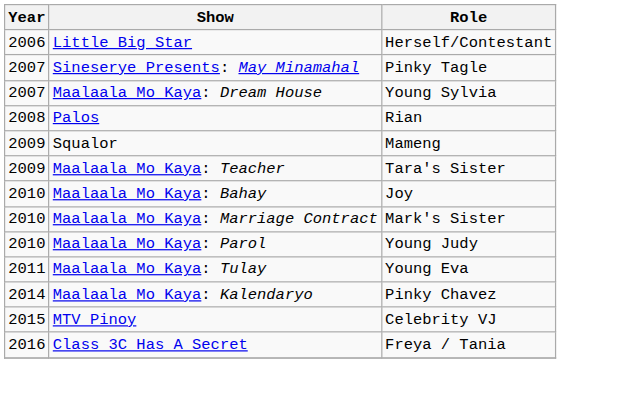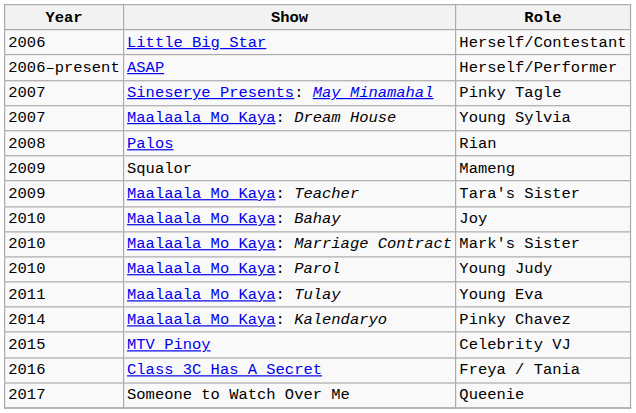+ row: (146, 68)
+ row: (238, 395)
